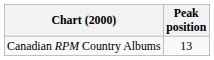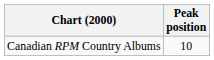(186, 45) 13 -> (186, 45) 10
